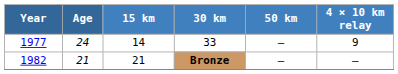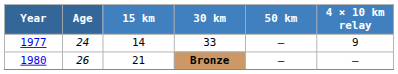(33, 61) 1982 -> (33, 61) 1980
(83, 61) 21 -> (83, 61) 26
